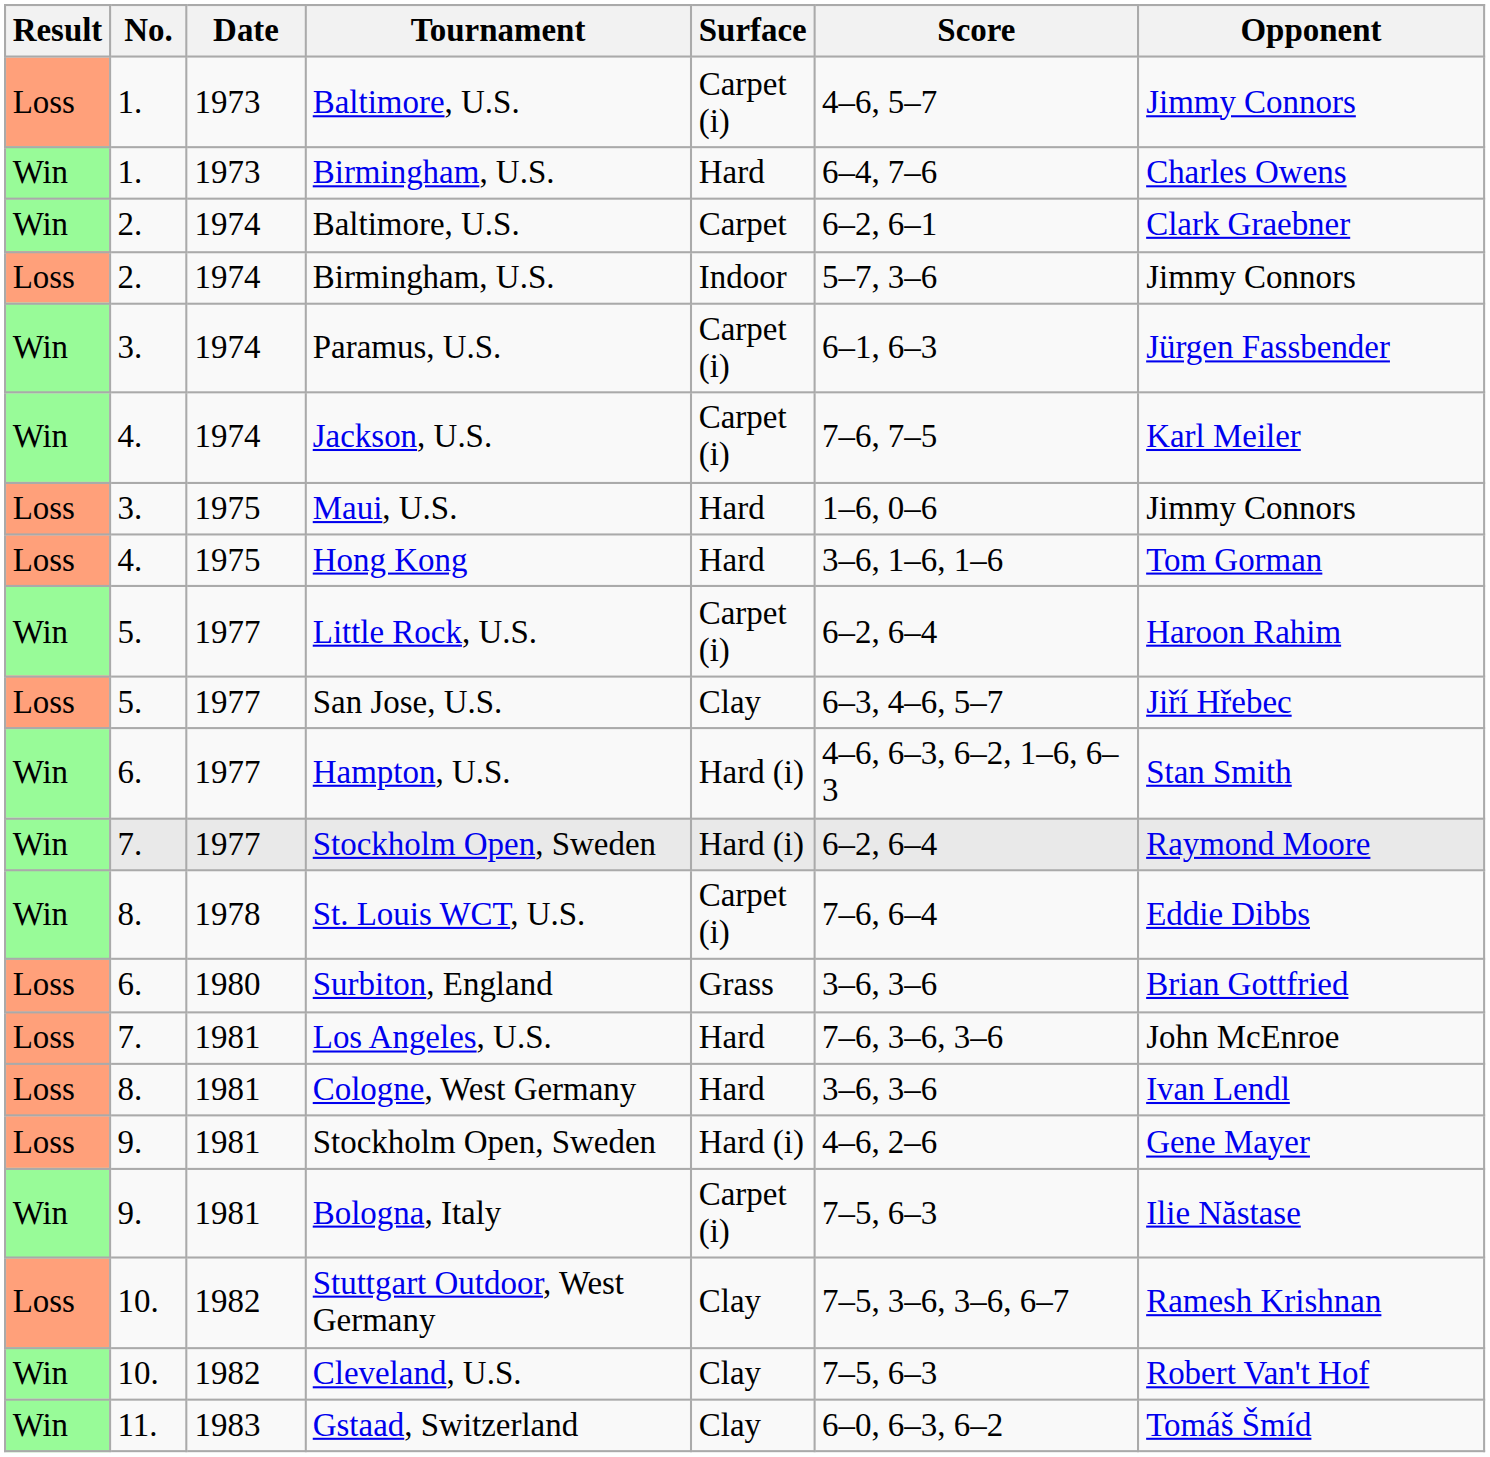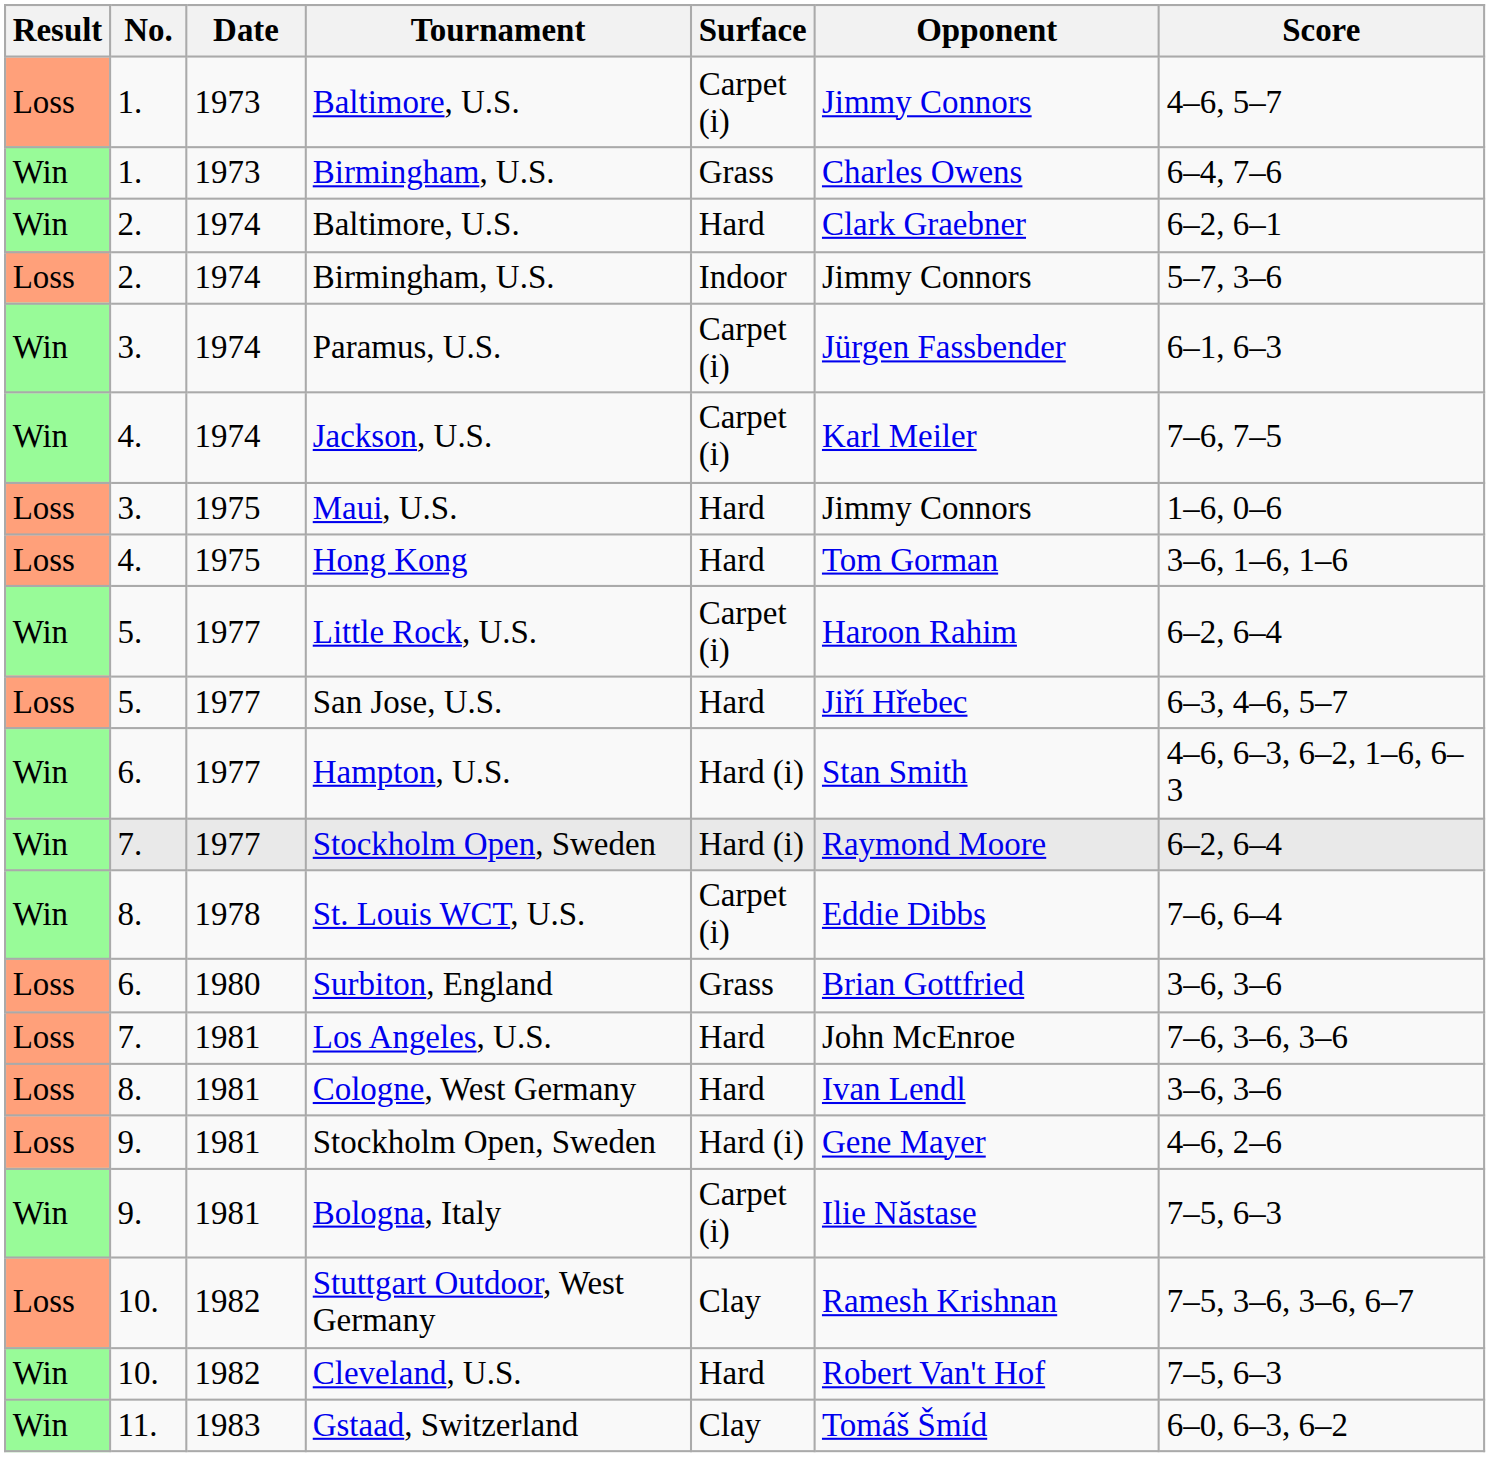columns swapped: (1311, 30) <-> (976, 30)
(732, 172) Hard -> (736, 172) Grass
(743, 224) Carpet -> (732, 224) Hard
(730, 701) Clay -> (732, 701) Hard
(730, 1372) Clay -> (732, 1372) Hard
